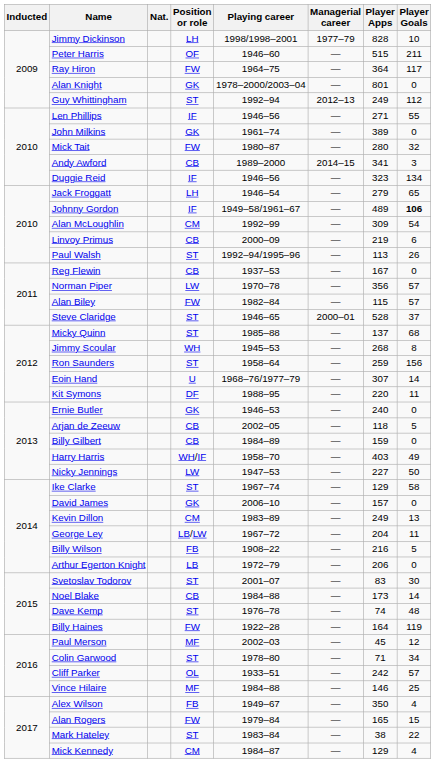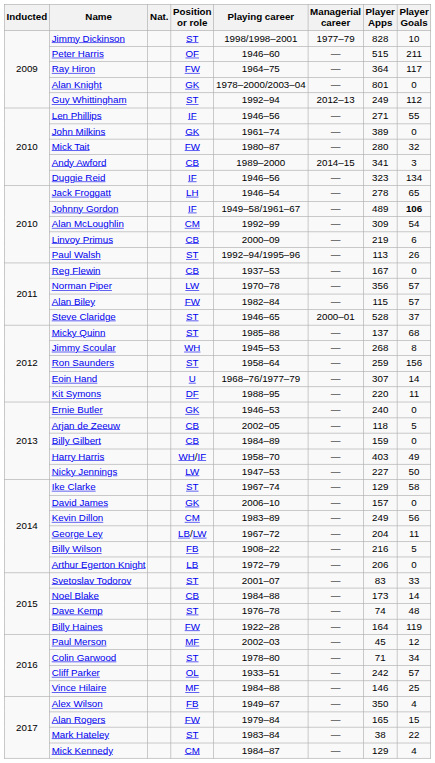(192, 38) LH -> (192, 38) ST
(380, 193) 279 -> (380, 193) 278
(414, 518) 13 -> (414, 518) 56
(414, 580) 30 -> (414, 580) 33
